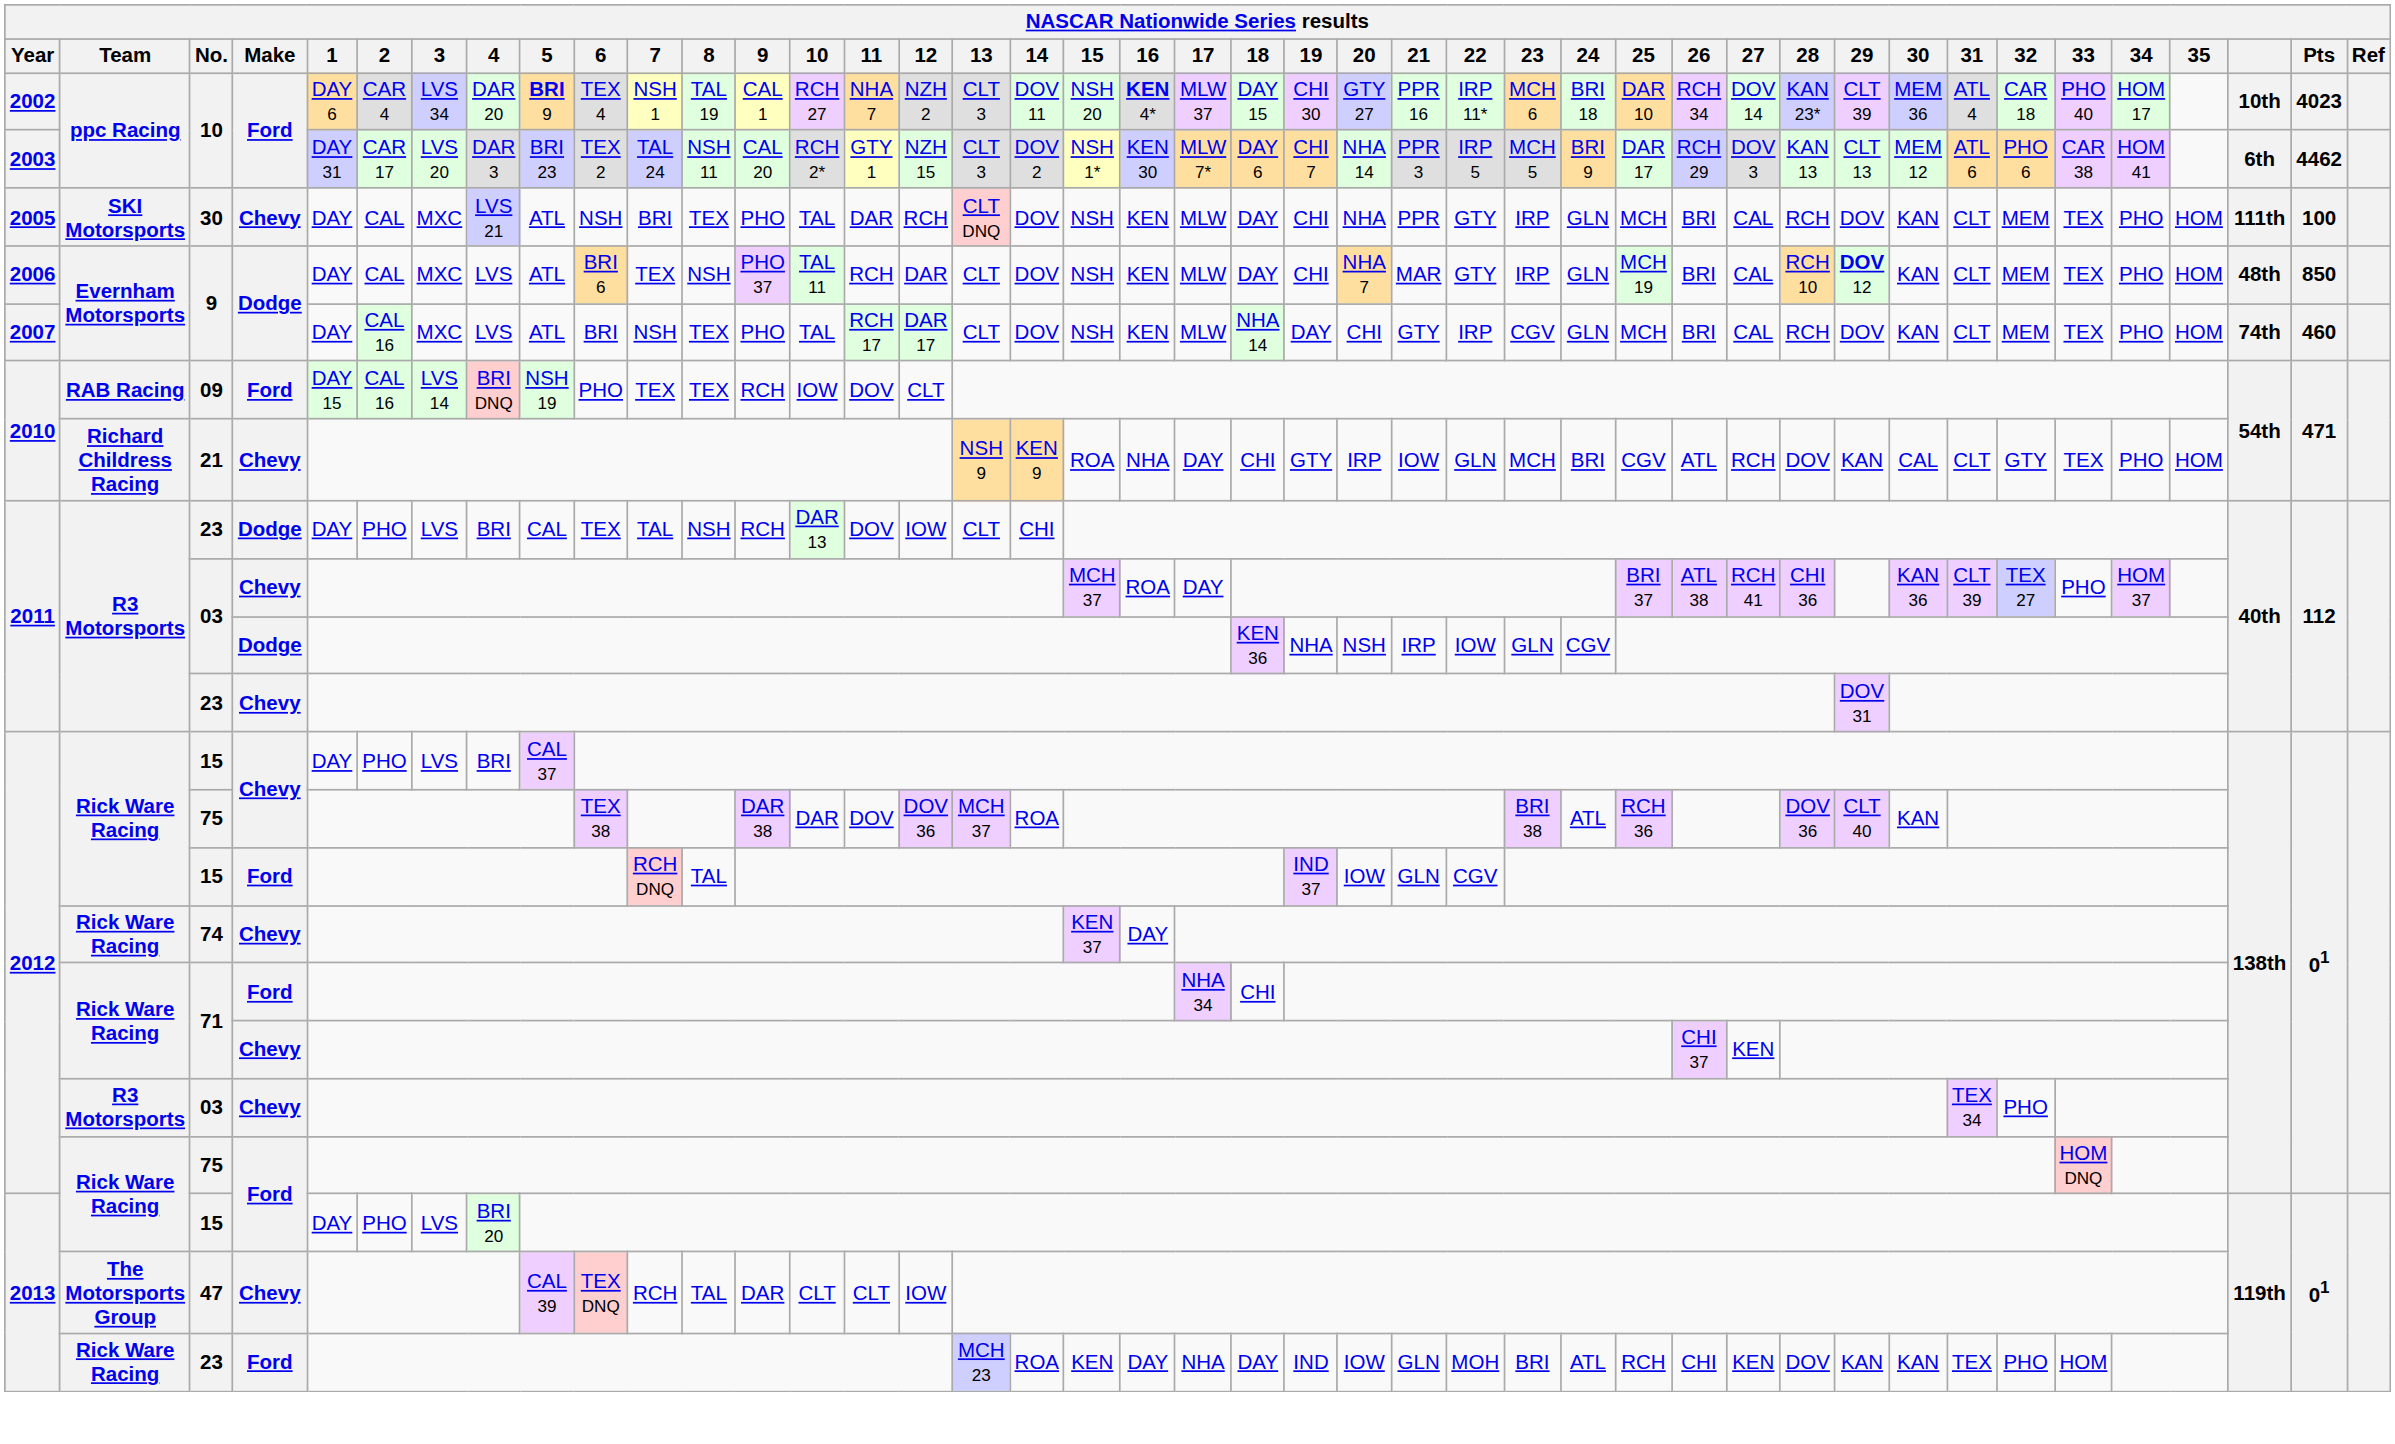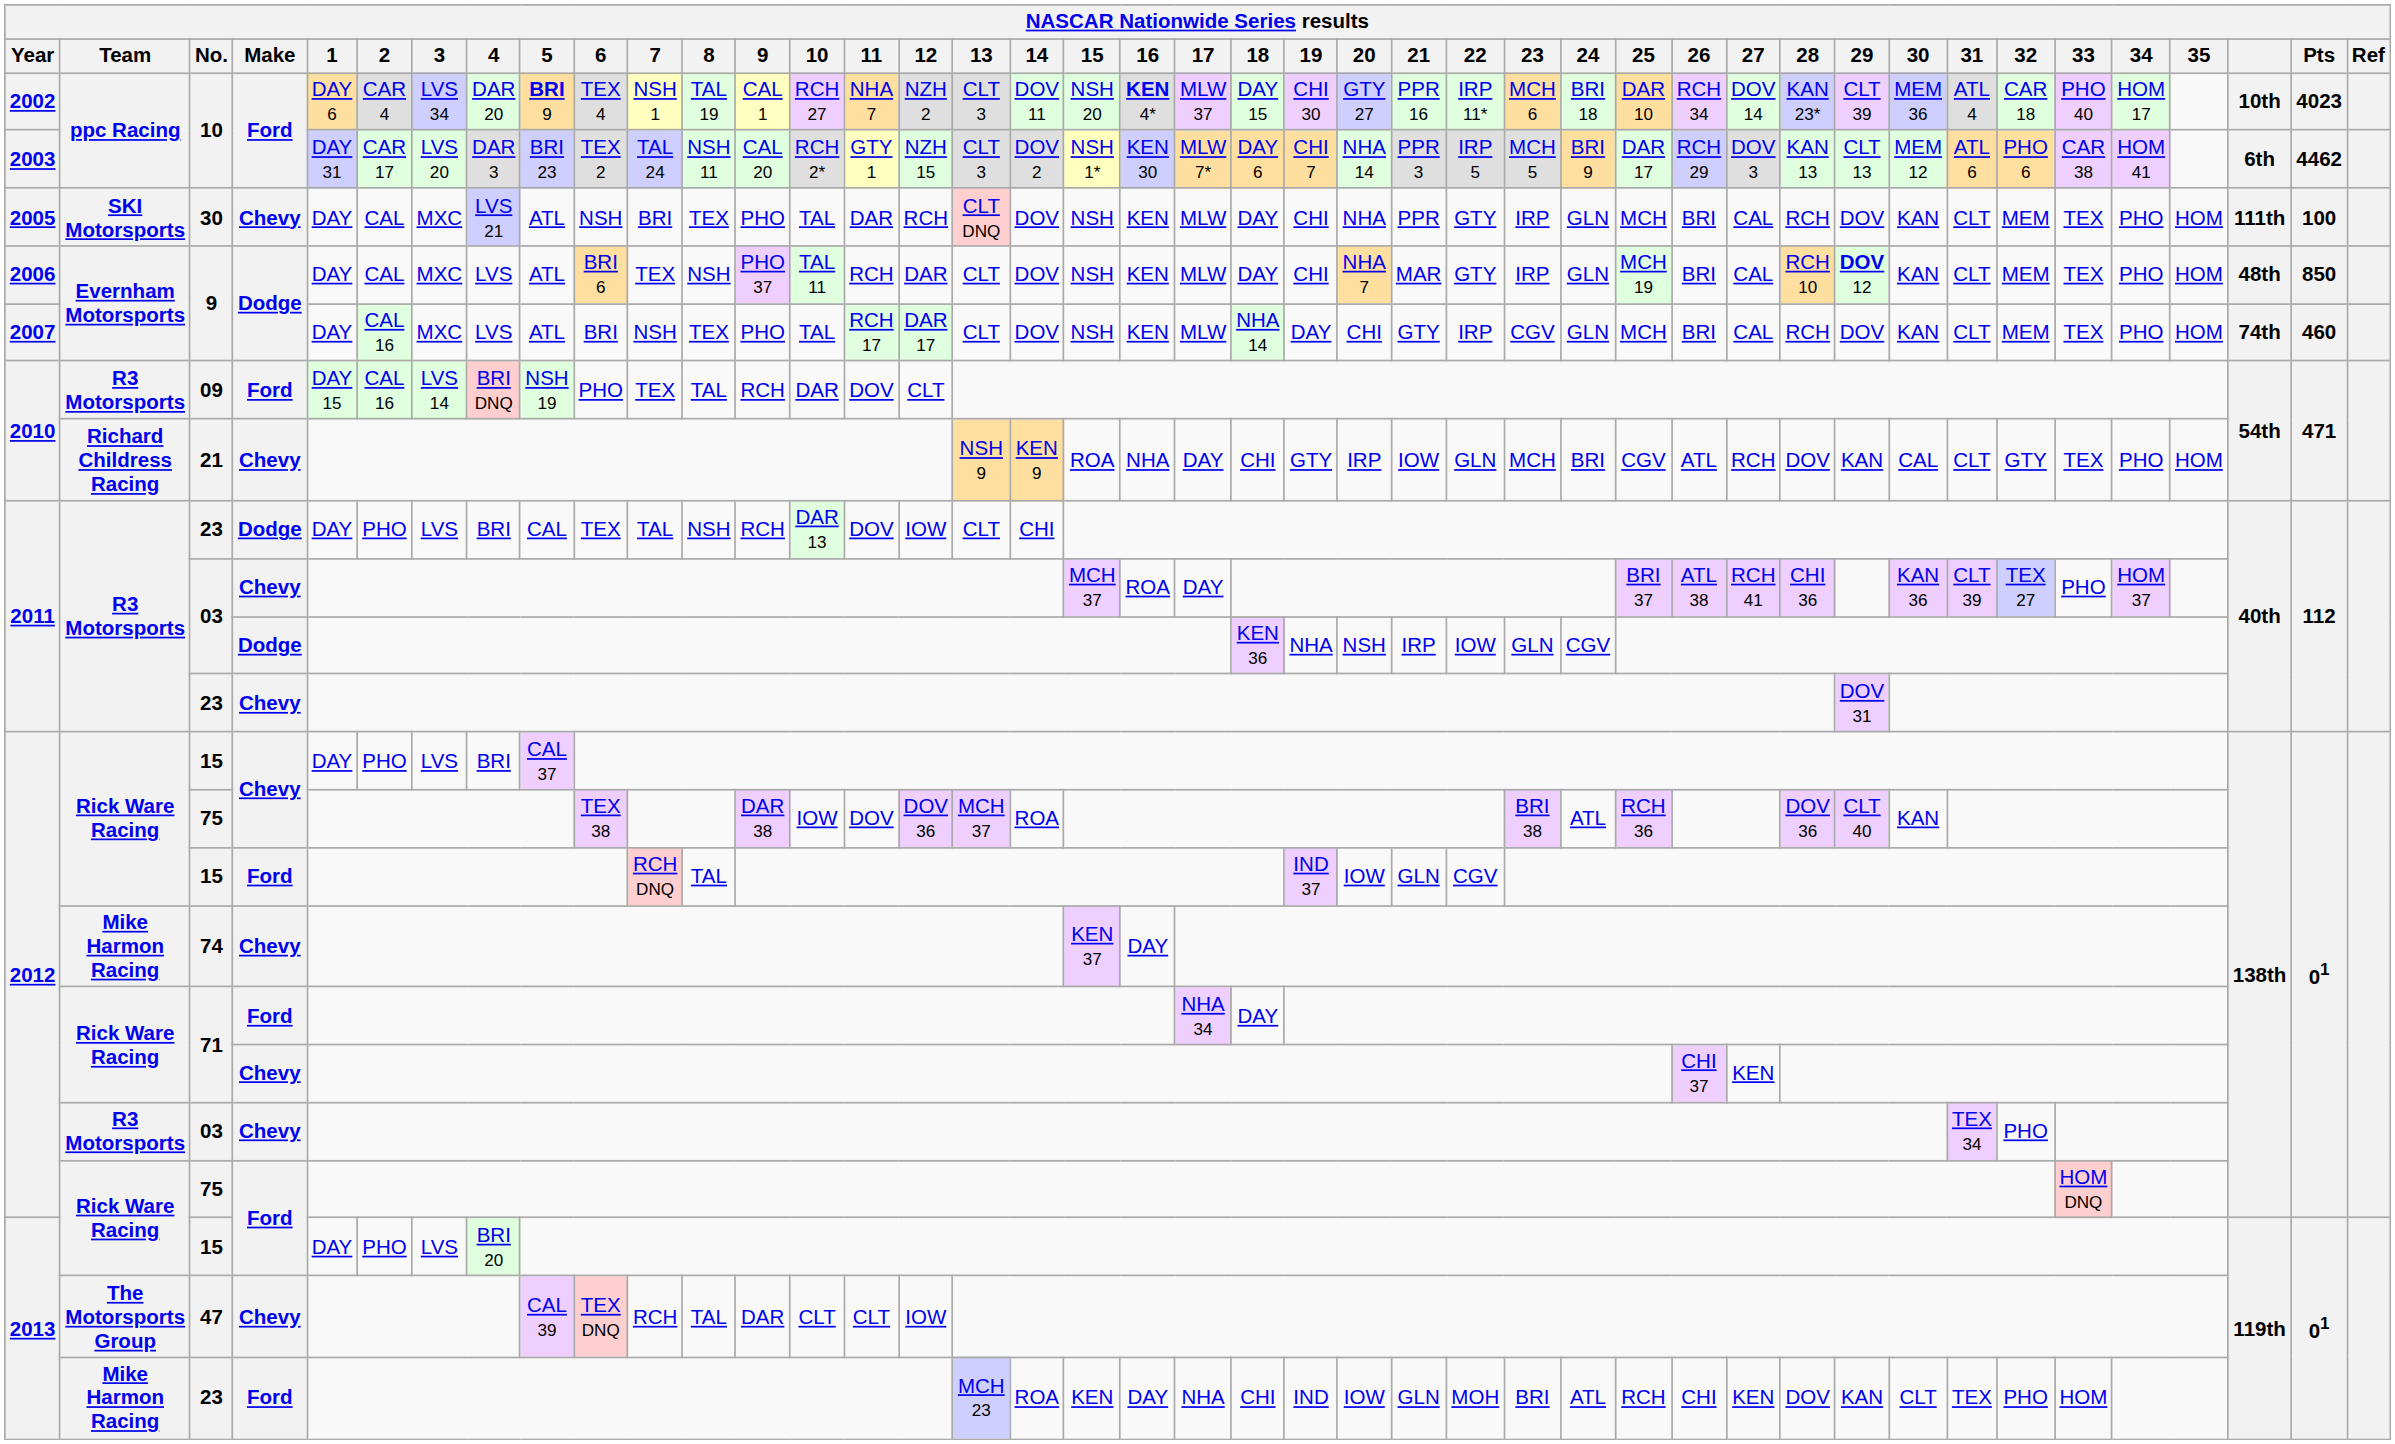(125, 390) RAB Racing -> (125, 390) R3 Motorsports
(709, 390) TEX -> (709, 390) TAL
(817, 390) IOW -> (817, 390) DAR
(817, 819) DAR -> (817, 819) IOW
(125, 934) Rick Ware Racing -> (125, 946) Mike Harmon Racing
(1258, 992) CHI -> (1258, 1016) DAY
(125, 1362) Rick Ware Racing -> (125, 1398) Mike Harmon Racing
(1258, 1362) DAY -> (1258, 1398) CHI
(1918, 1362) KAN -> (1918, 1398) CLT
